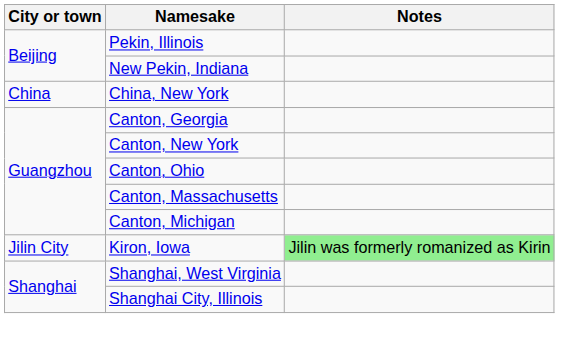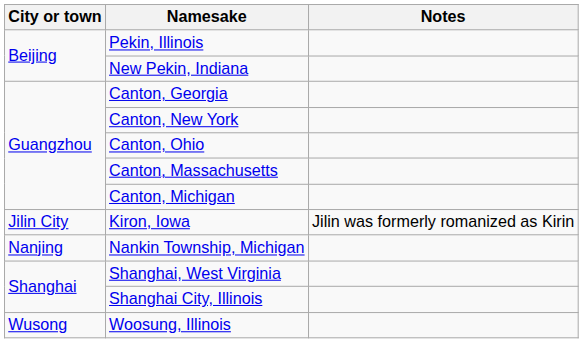- row: (169, 94)
(419, 247) lightgreen background -> (443, 222) no background
+ row: (207, 247)
+ row: (170, 324)
